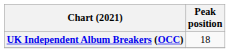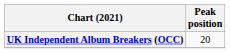(205, 39) 18 -> (205, 39) 20
